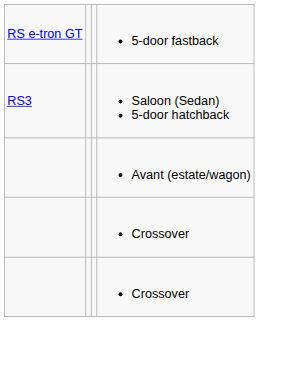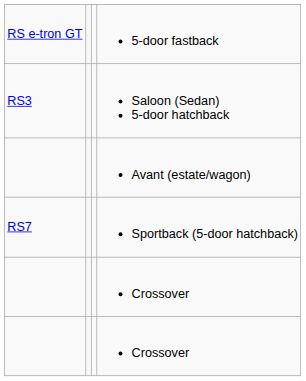+ row: (20, 227)
